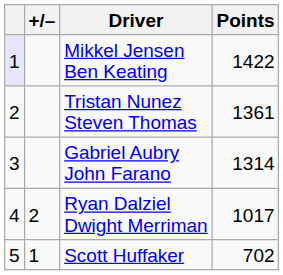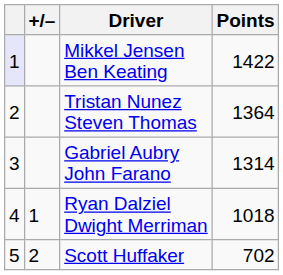(253, 112) 1361 -> (253, 112) 1364
(34, 215) 2 -> (34, 215) 1
(253, 215) 1017 -> (253, 215) 1018
(34, 255) 1 -> (34, 255) 2
